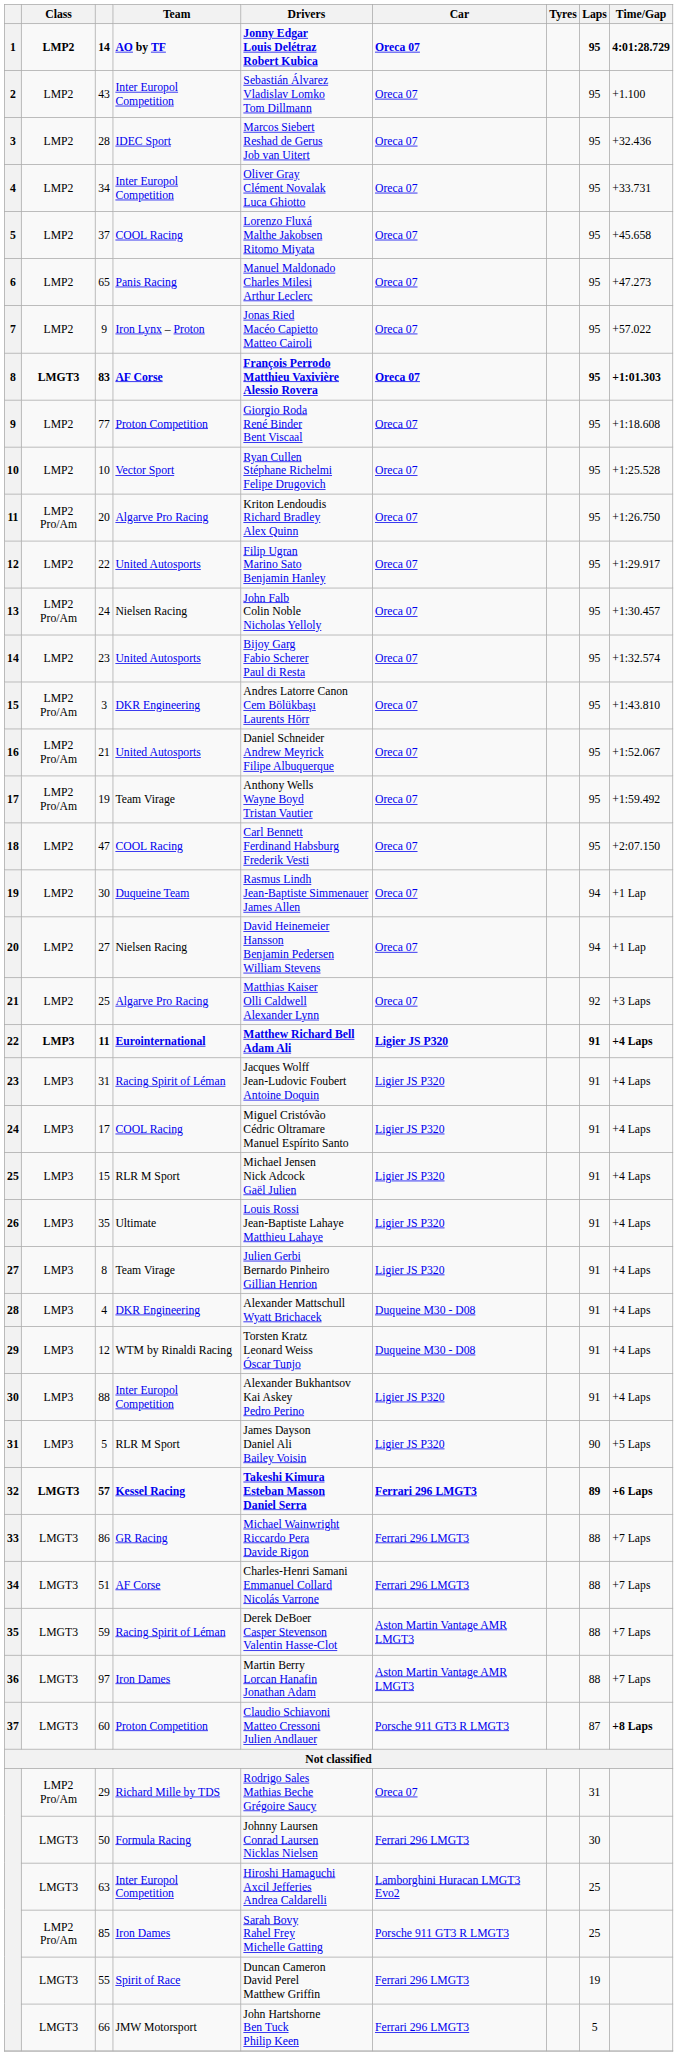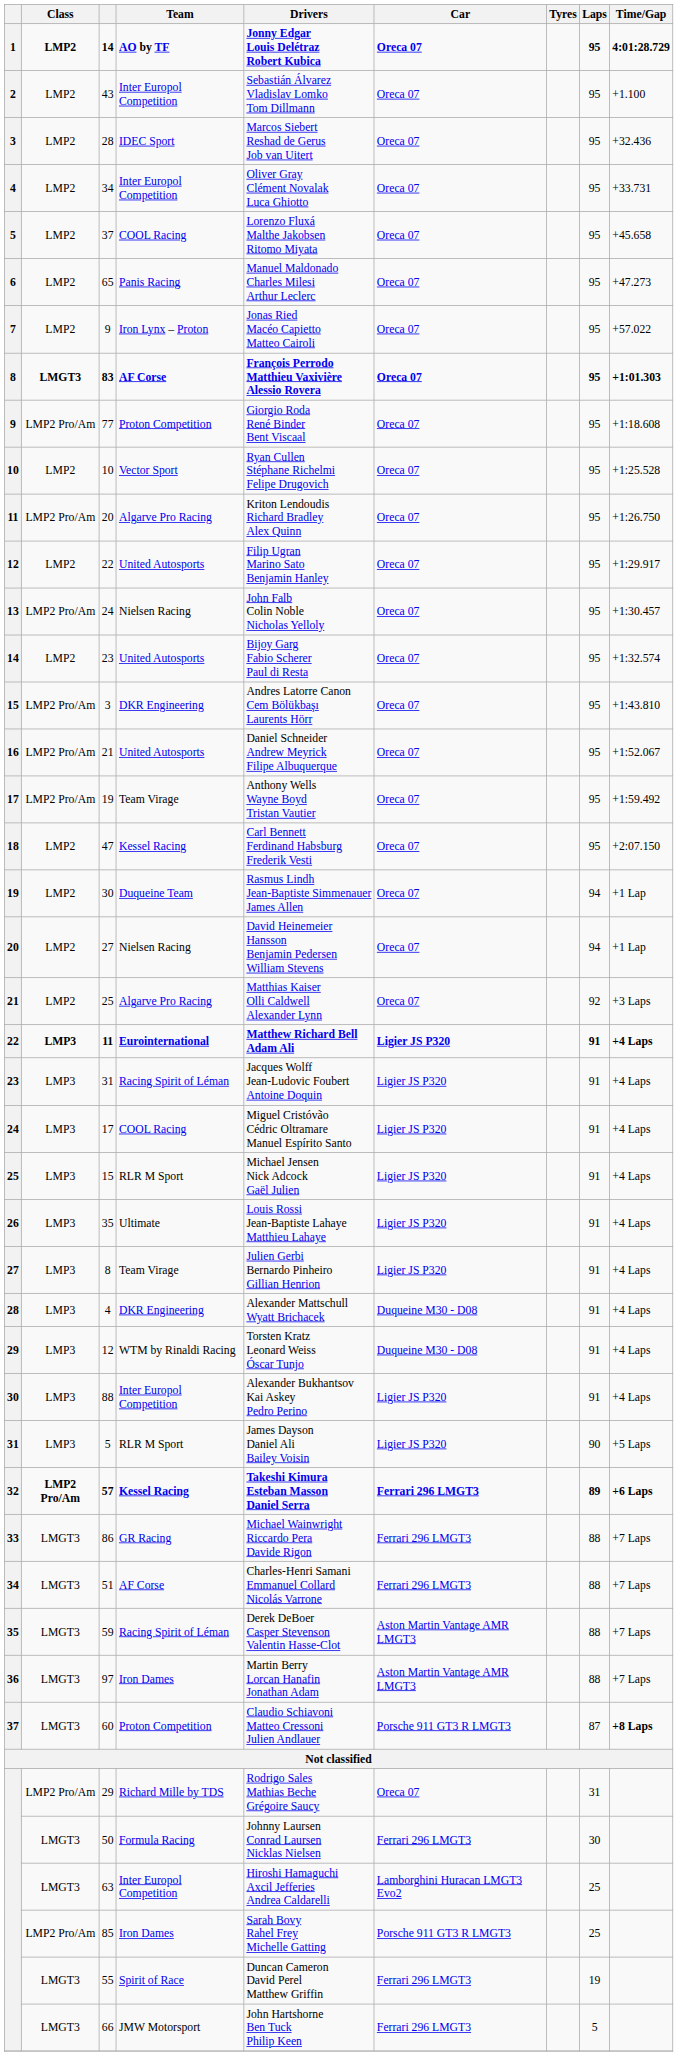(59, 423) LMP2 -> (60, 423) LMP2 Pro/Am
(149, 846) COOL Racing -> (153, 846) Kessel Racing
(59, 1491) LMGT3 -> (60, 1491) LMP2 Pro/Am
